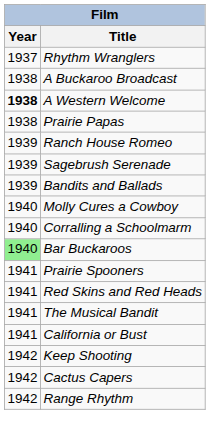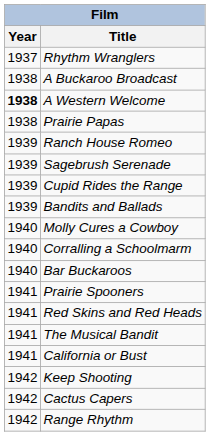+ row: (113, 185)
(22, 249) lightgreen background -> (22, 270) no background
